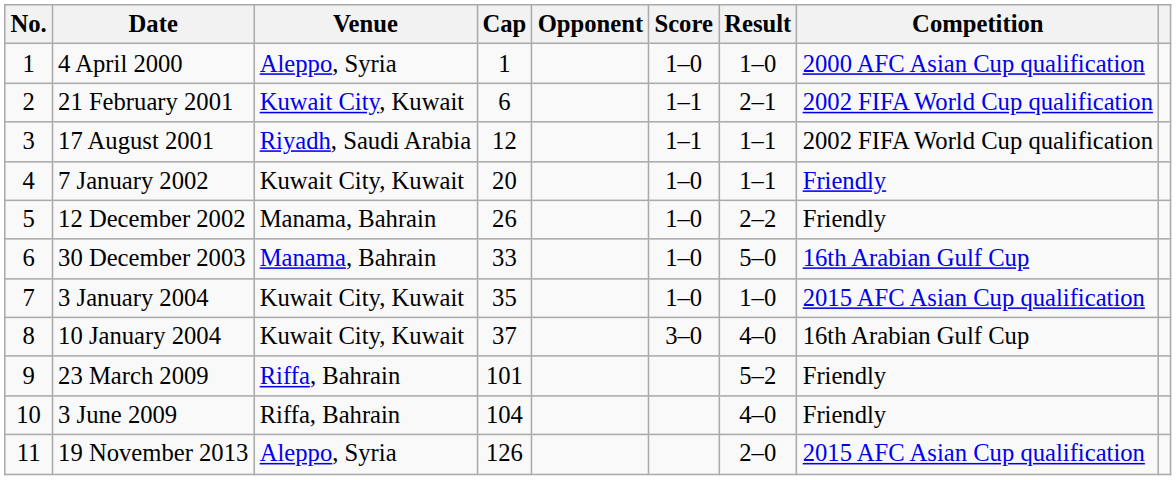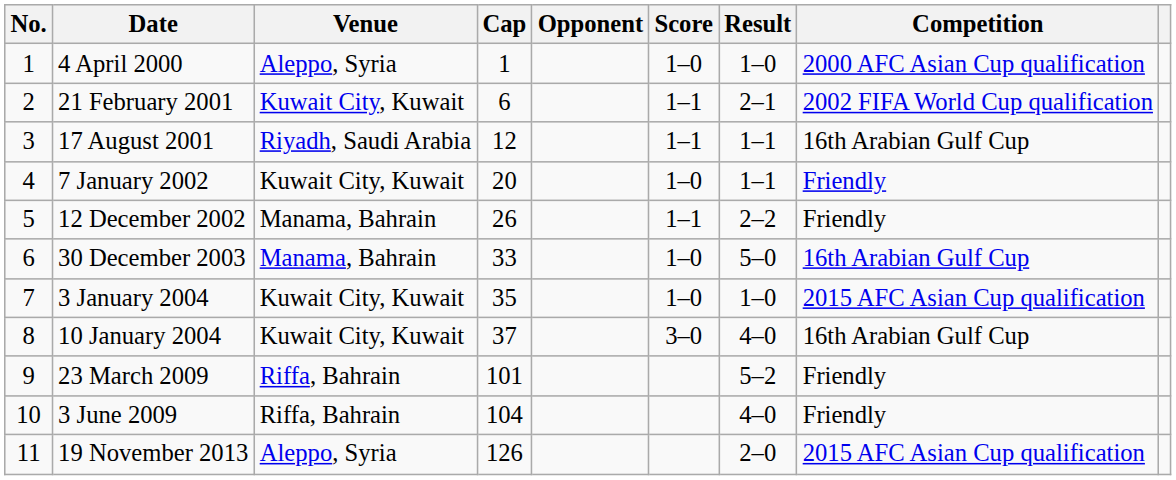(978, 141) 2002 FIFA World Cup qualification -> (916, 141) 16th Arabian Gulf Cup
(684, 219) 1–0 -> (684, 219) 1–1
